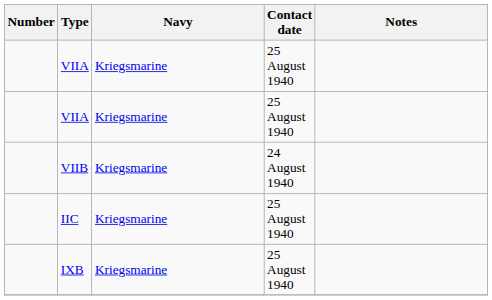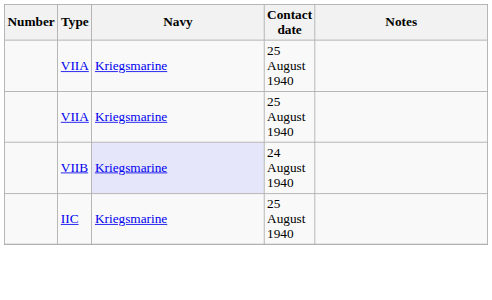(131, 167) no background -> (131, 167) lavender background
- row: (72, 269)
